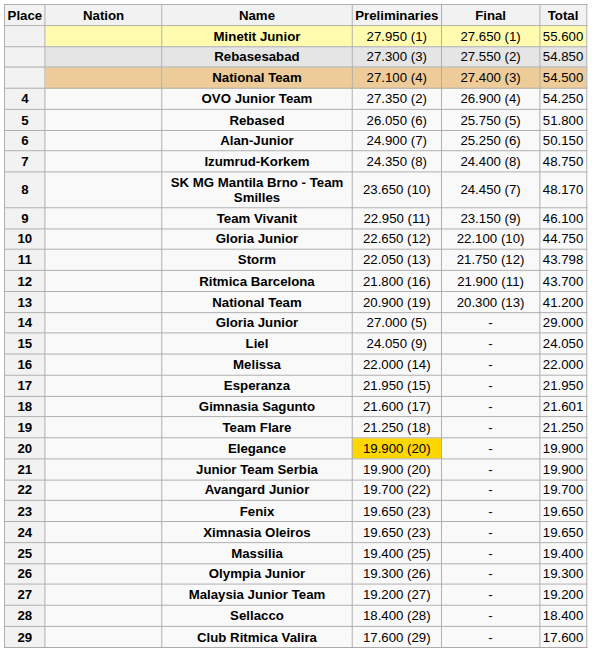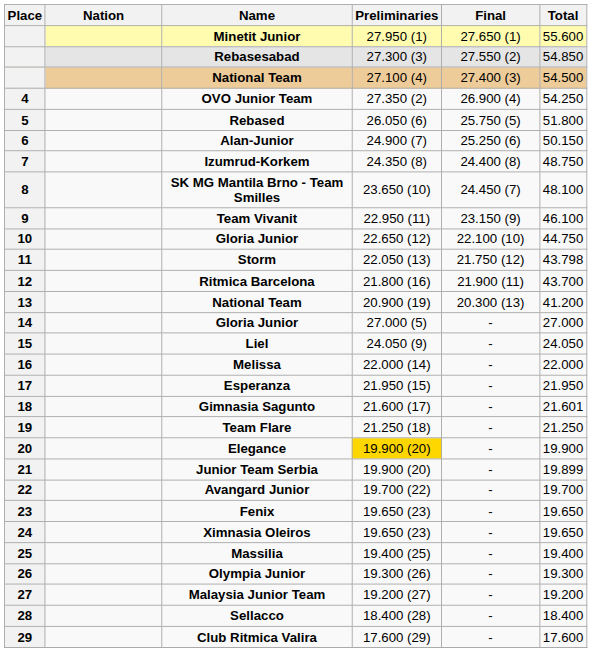(563, 190) 48.170 -> (563, 190) 48.100
(563, 323) 29.000 -> (563, 323) 27.000
(563, 470) 19.900 -> (563, 470) 19.899
